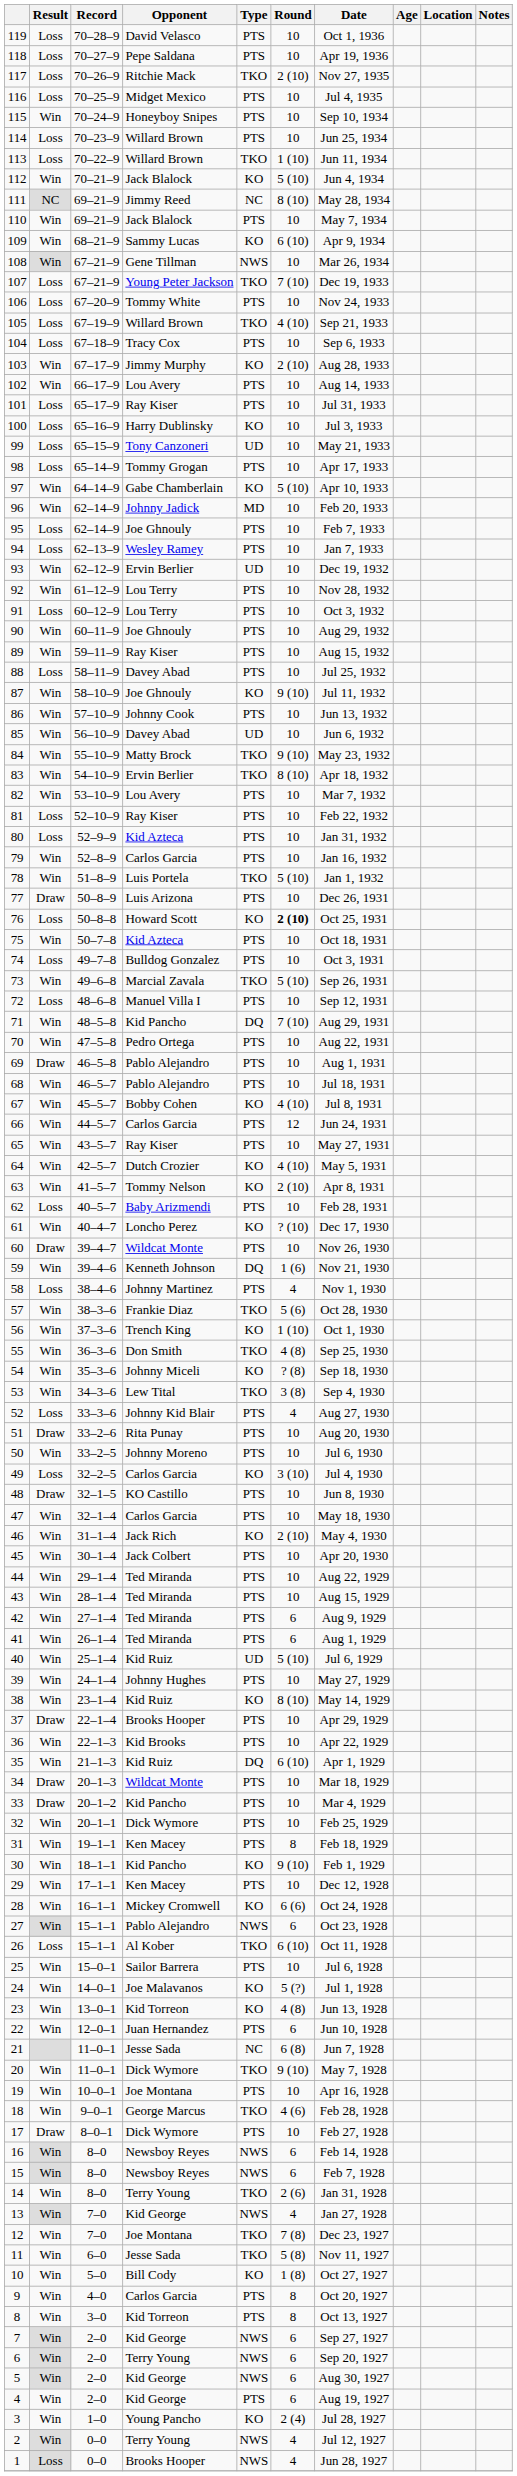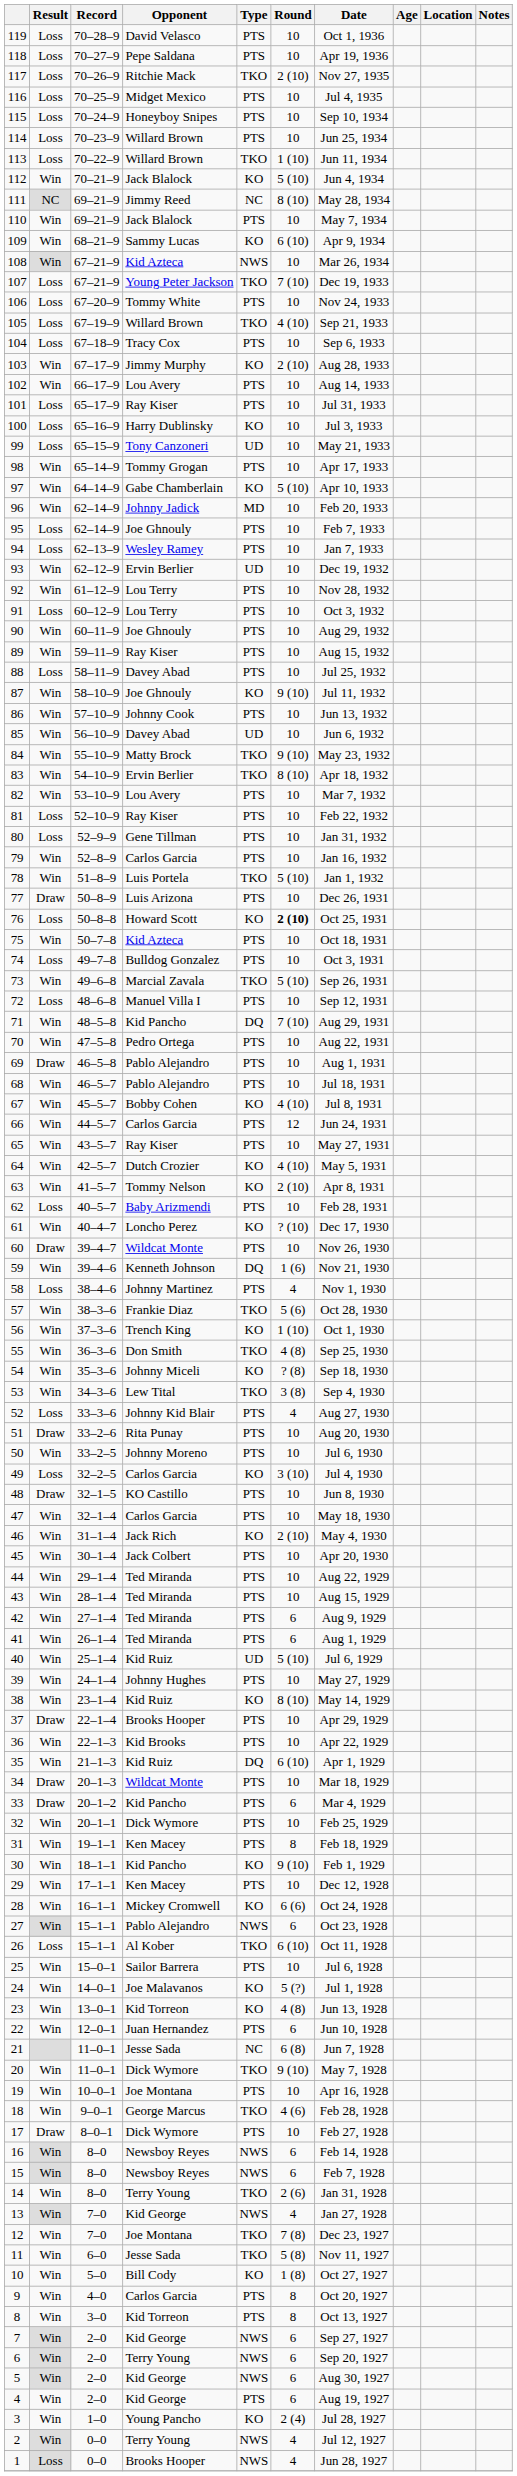(50, 117) Win -> (50, 117) Loss
(161, 261) Gene Tillman -> (154, 261) Kid Azteca
(50, 466) Loss -> (50, 466) Win
(154, 836) Kid Azteca -> (161, 836) Gene Tillman
(293, 1802) 10 -> (293, 1802) 6
